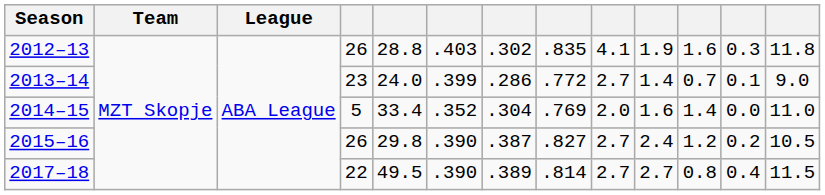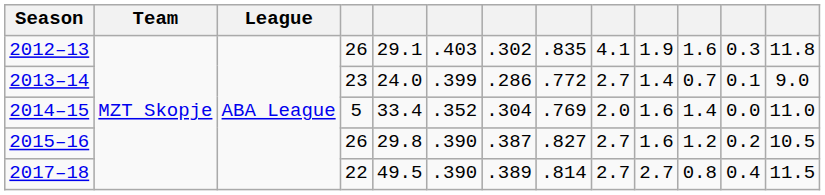(400, 51) 28.8 -> (400, 51) 29.1
(656, 143) 2.4 -> (656, 143) 1.6
